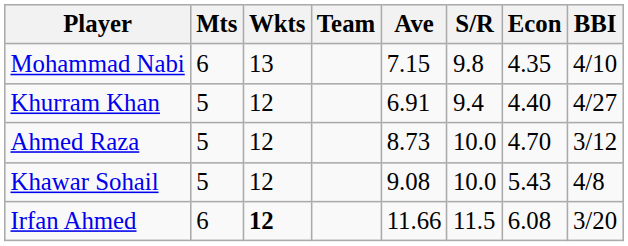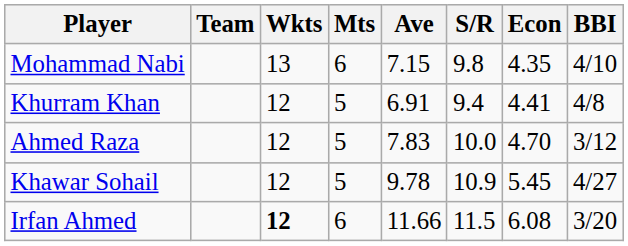columns swapped: (346, 24) <-> (217, 24)
(529, 102) 4.40 -> (529, 102) 4.41
(595, 102) 4/27 -> (589, 102) 4/8
(408, 142) 8.73 -> (408, 142) 7.83
(408, 181) 9.08 -> (408, 181) 9.78
(475, 181) 10.0 -> (475, 181) 10.9
(529, 181) 5.43 -> (529, 181) 5.45
(589, 181) 4/8 -> (595, 181) 4/27
